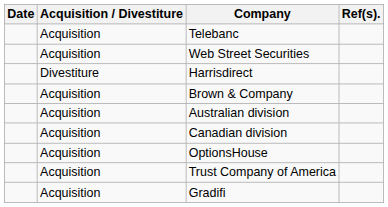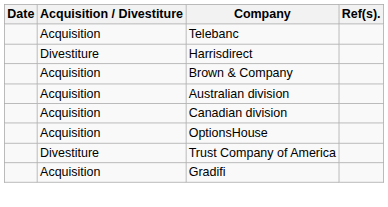- row: (249, 53)
(70, 172) Acquisition -> (70, 152) Divestiture
